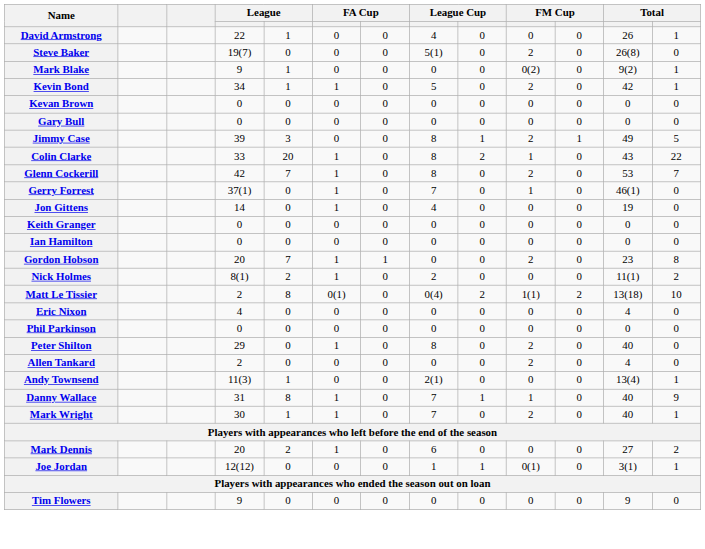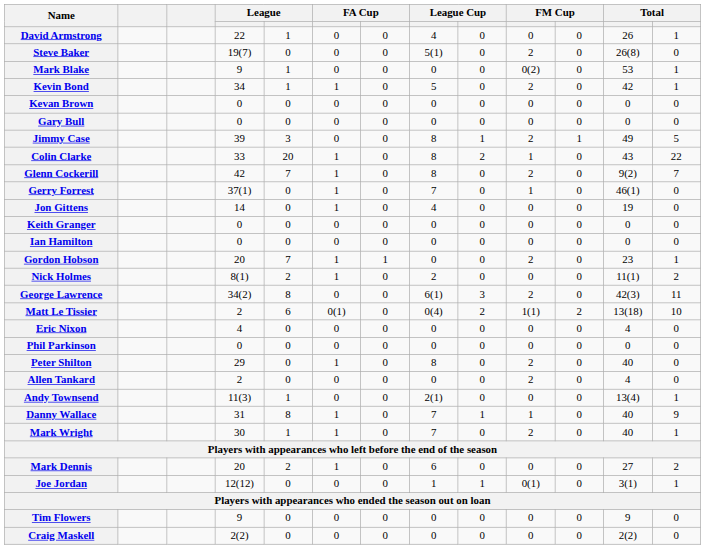(628, 69) 9(2) -> (628, 69) 53
(628, 173) 53 -> (628, 173) 9(2)
(676, 259) 8 -> (676, 259) 1
+ row: (61, 294)
(288, 294) 8 -> (288, 311) 6
+ row: (61, 535)
